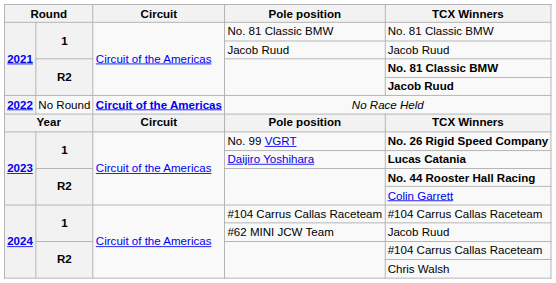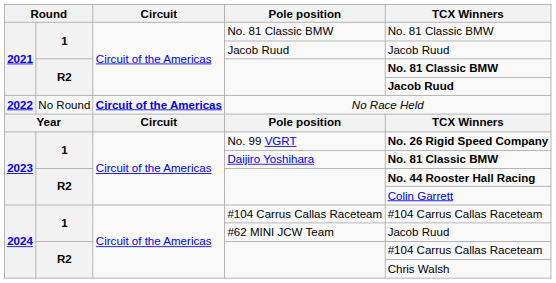(427, 159) Lucas Catania -> (443, 159) No. 81 Classic BMW
